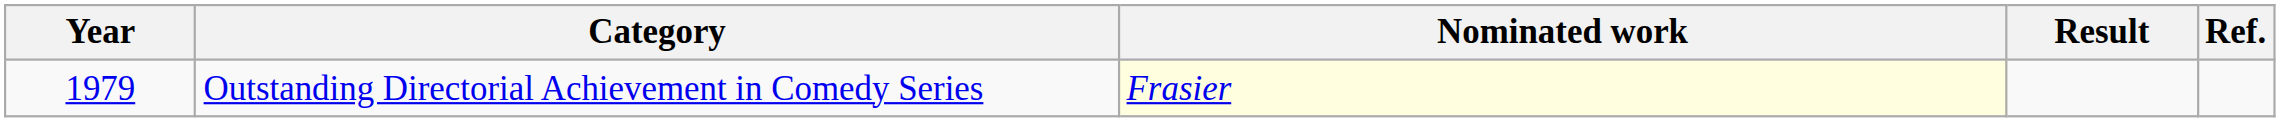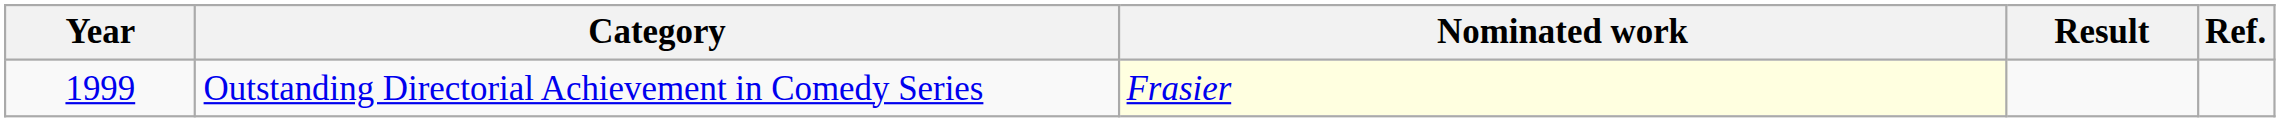(100, 87) 1979 -> (100, 87) 1999
